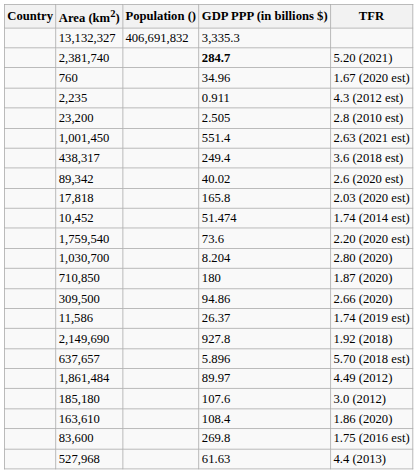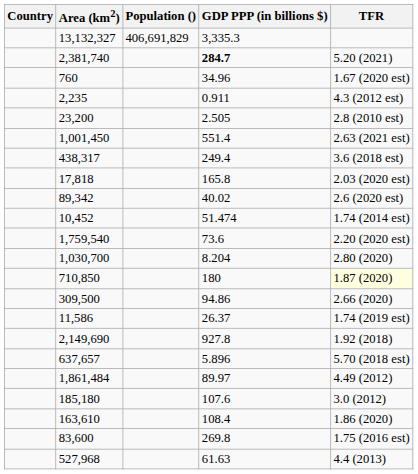(157, 37) 406,691,832 -> (157, 37) 406,691,829
rows swapped: (76, 178) <-> (76, 198)
(363, 278) no background -> (363, 278) lightyellow background
